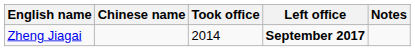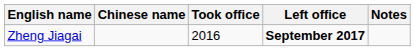(206, 35) 2014 -> (206, 35) 2016
